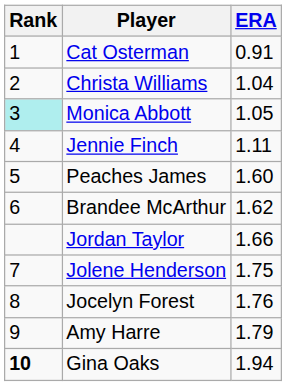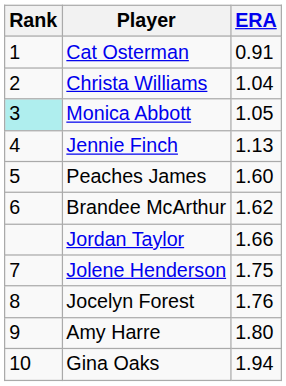(254, 145) 1.11 -> (254, 145) 1.13
(254, 332) 1.79 -> (254, 332) 1.80
(20, 364) bold -> (20, 364) normal
